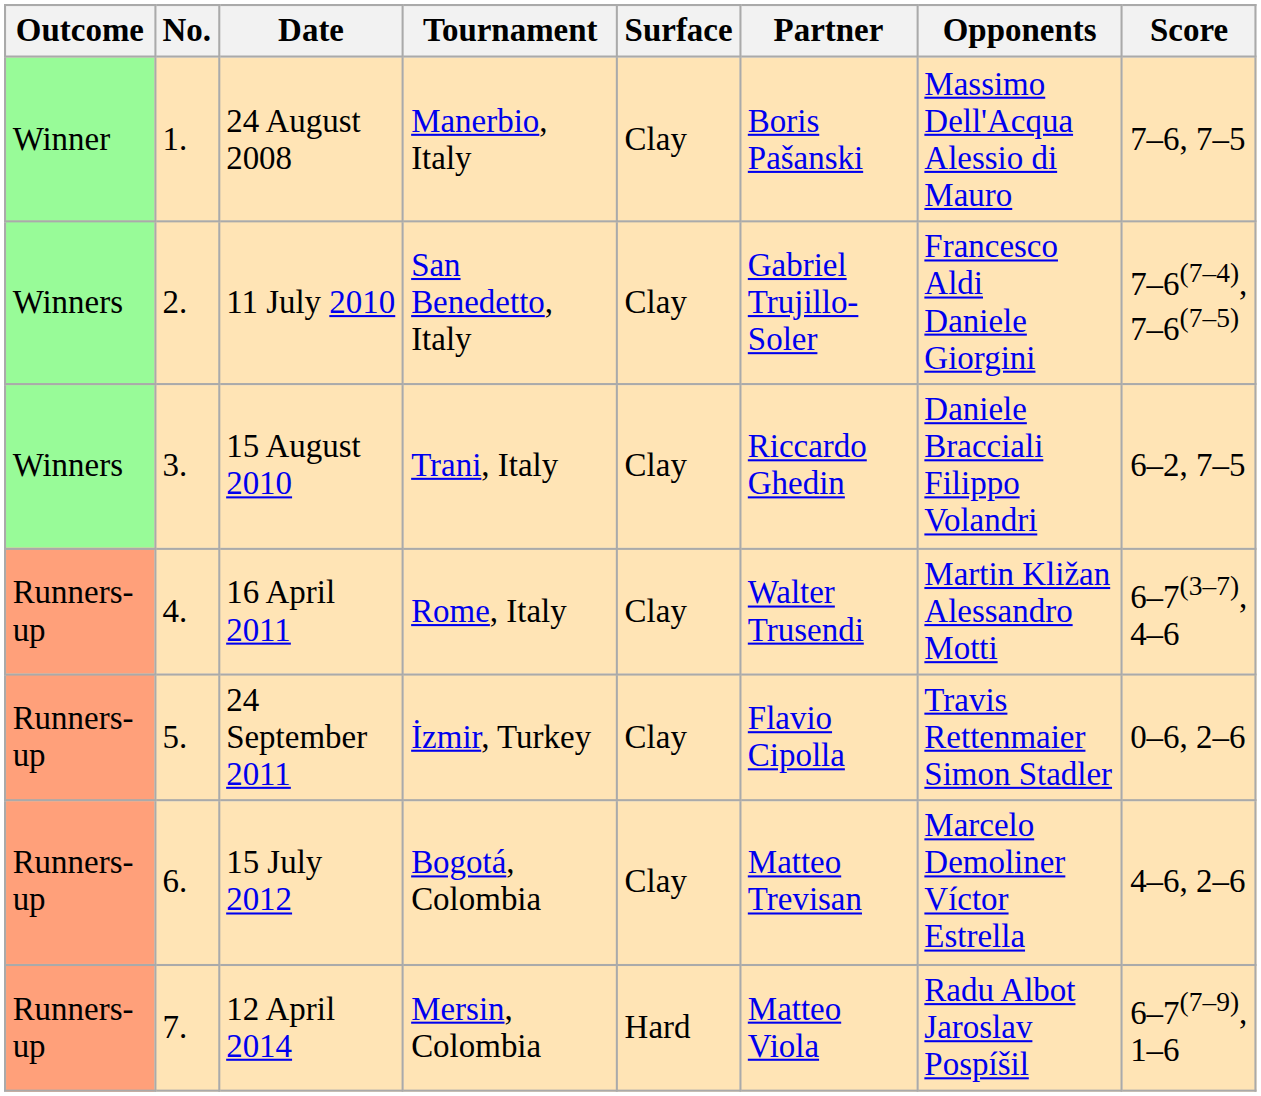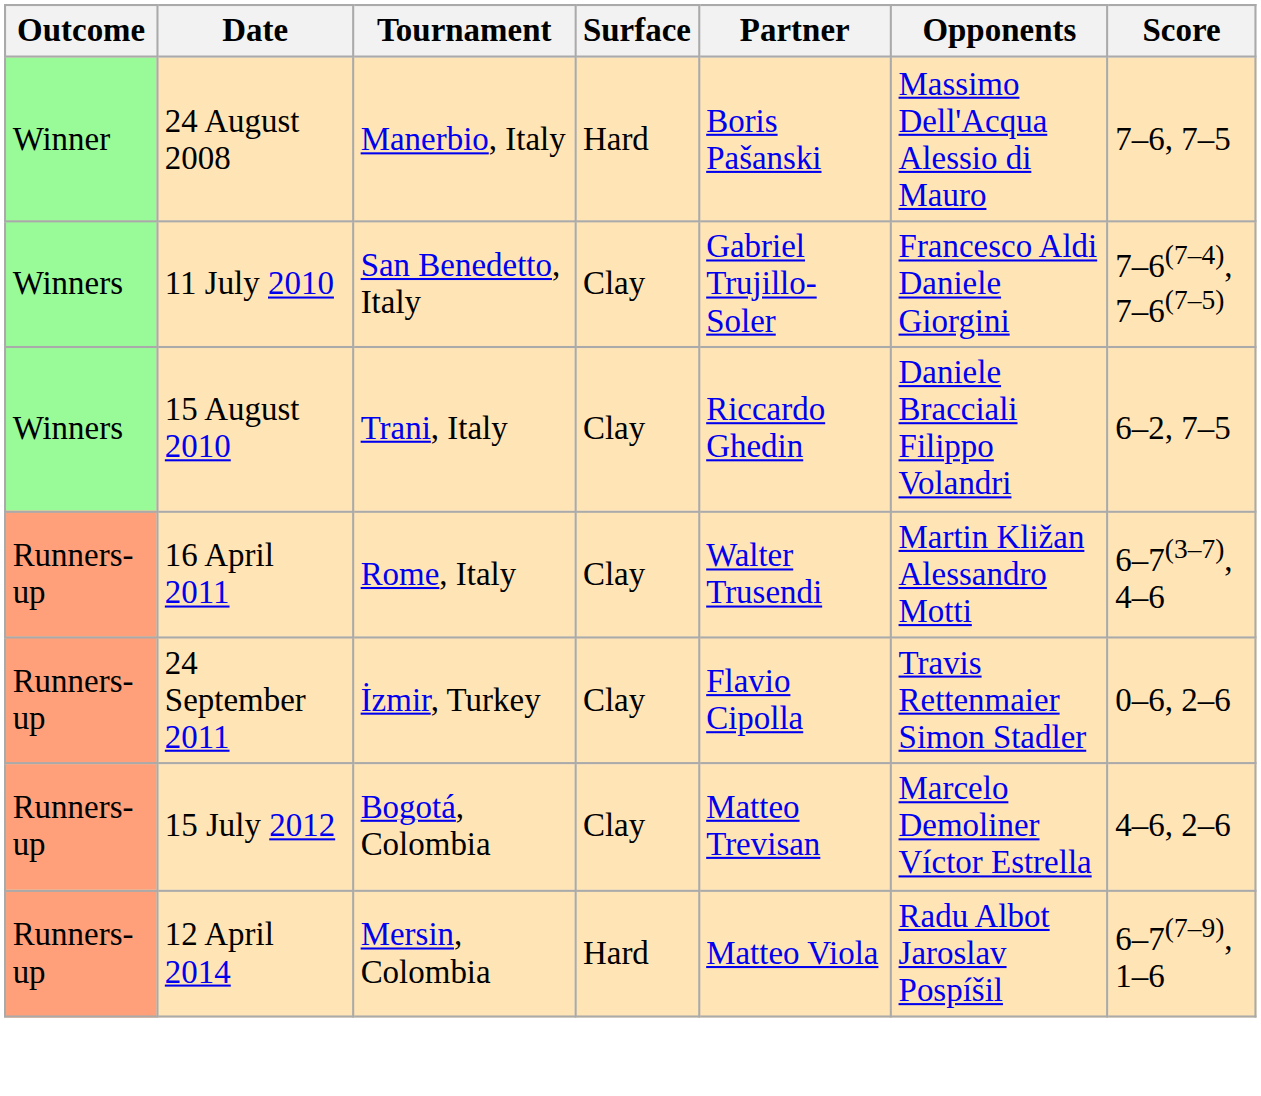- column: (187, 30)
(656, 138) Clay -> (616, 138) Hard
